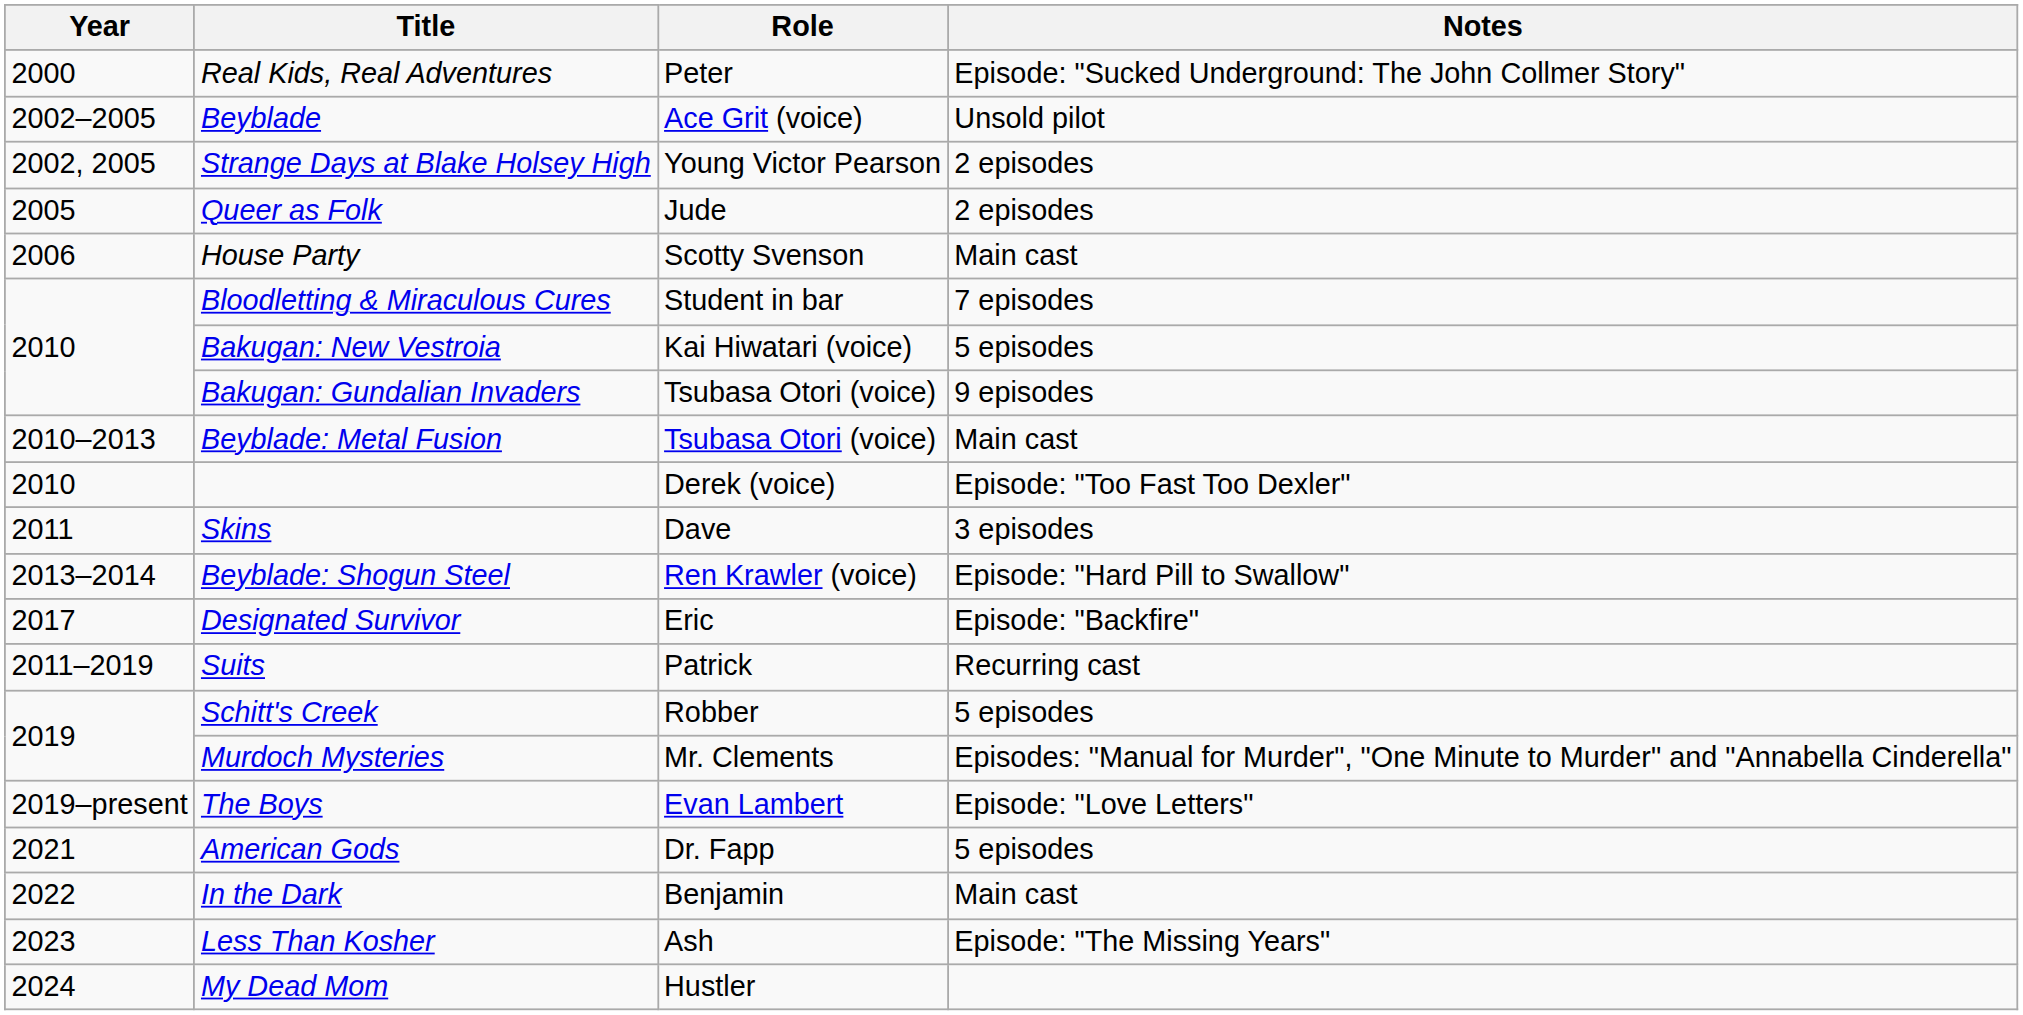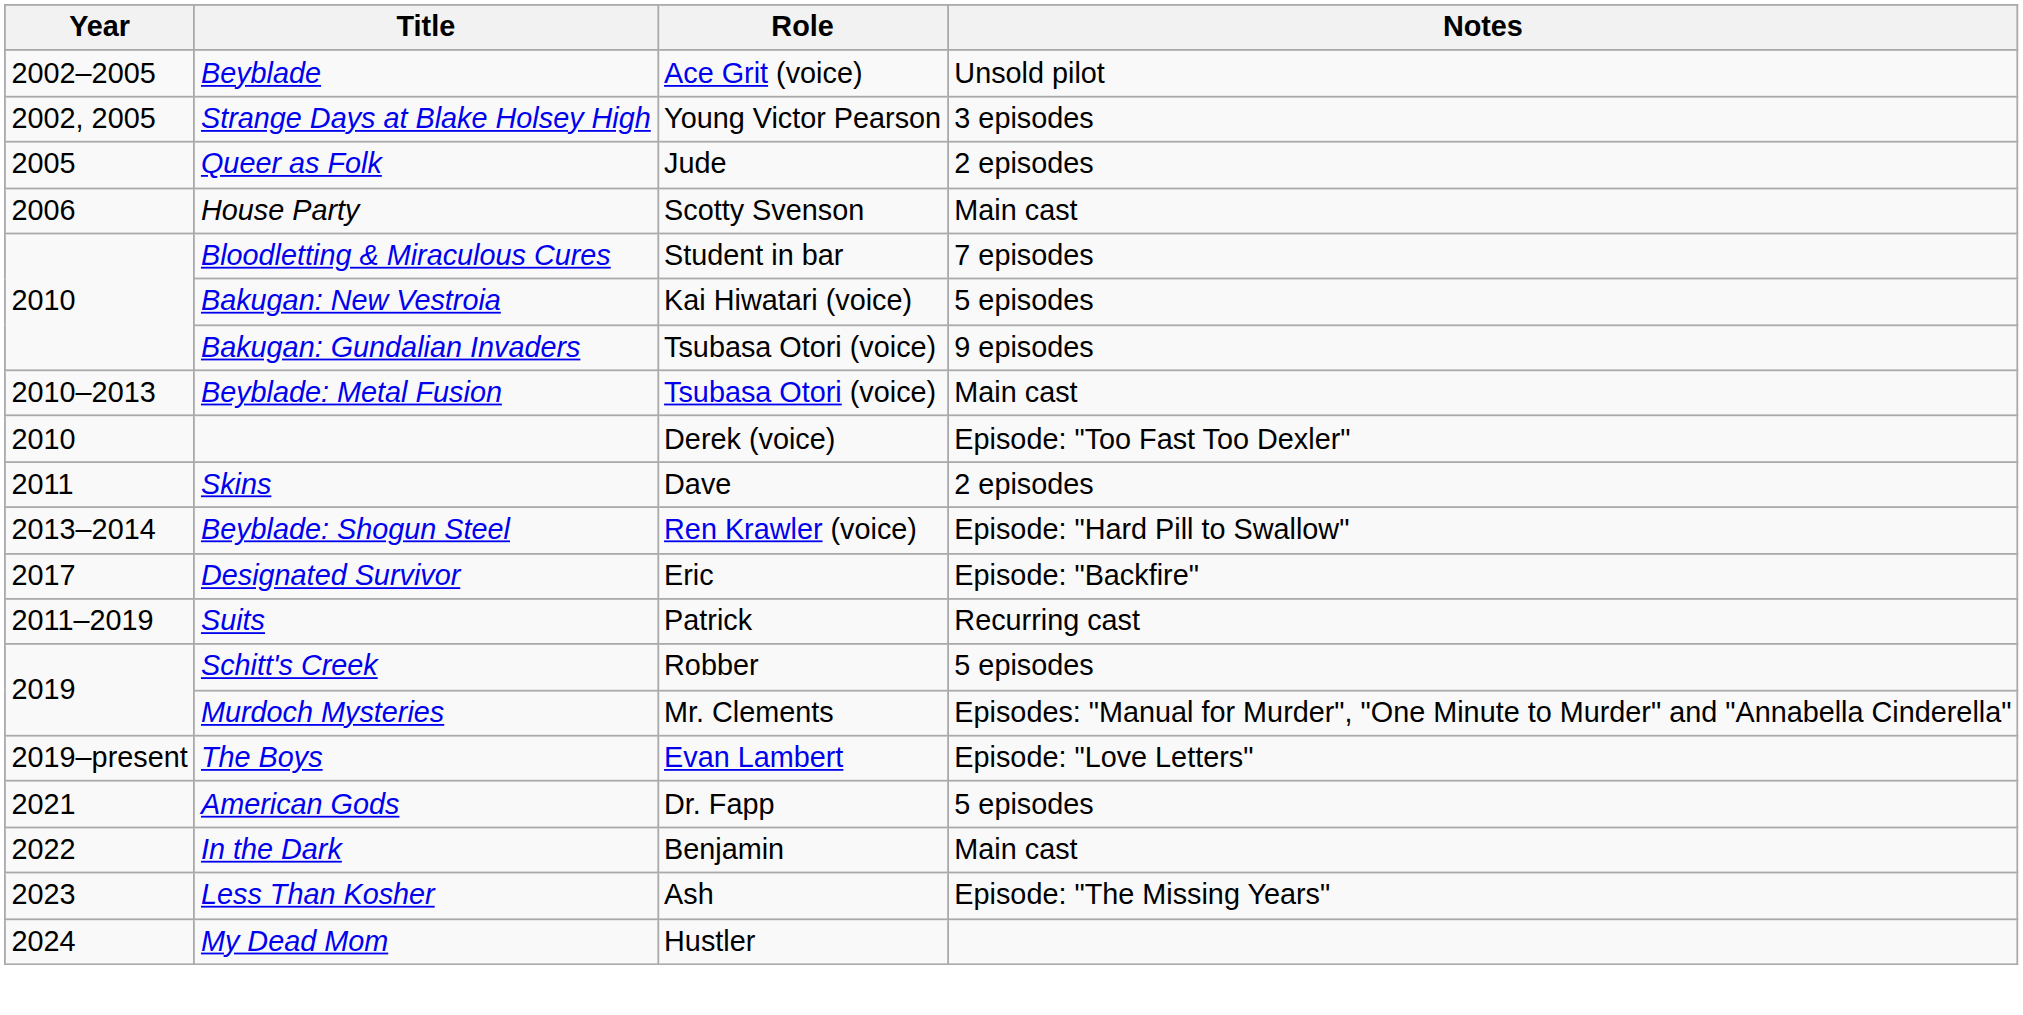- row: (377, 73)
(1024, 164) 2 episodes -> (1024, 118) 3 episodes
(1024, 529) 3 episodes -> (1024, 484) 2 episodes
